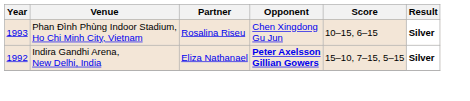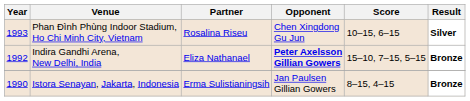(422, 58) Silver -> (446, 58) Bronze
+ row: (106, 84)
